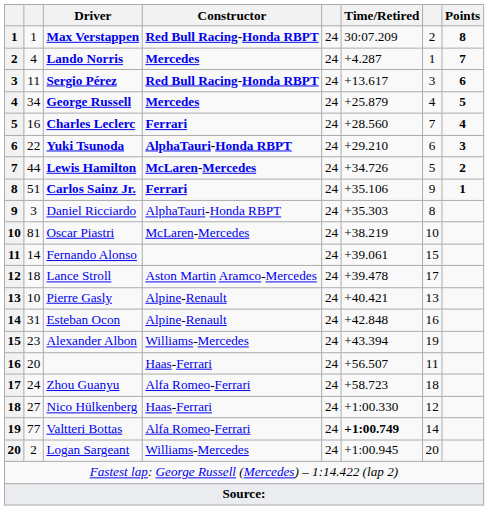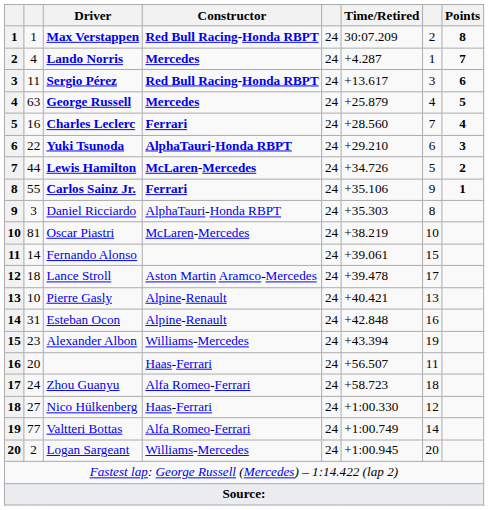(34, 102) 34 -> (34, 102) 63
(34, 189) 51 -> (34, 189) 55
(372, 428) bold -> (371, 428) normal
